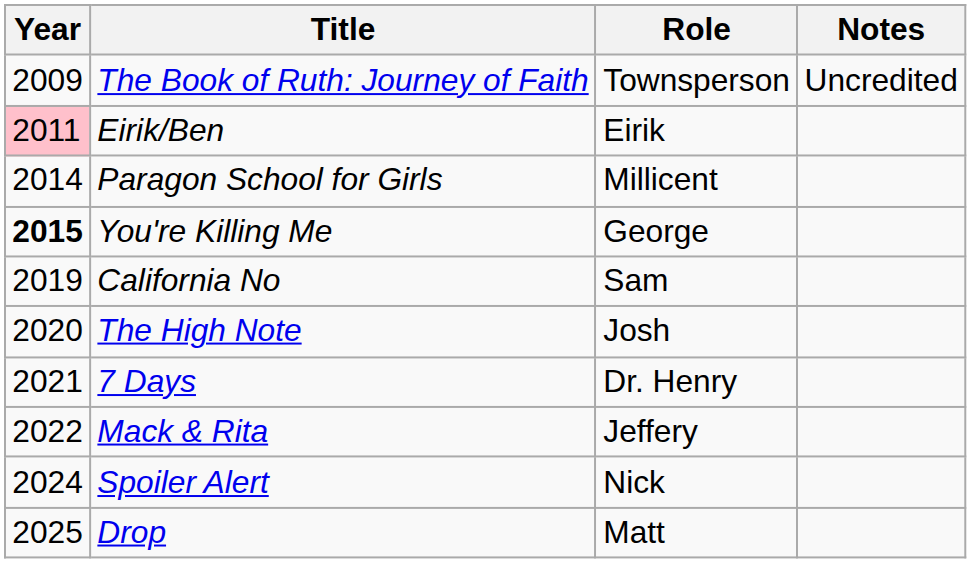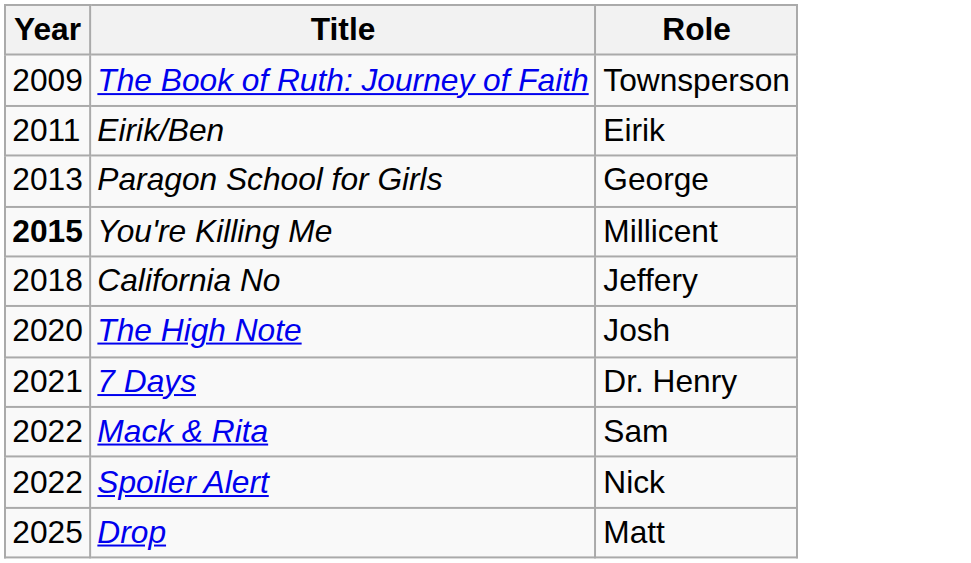- column: (881, 29)
(46, 130) pink background -> (46, 130) no background
(48, 180) 2014 -> (48, 180) 2013
(661, 180) Millicent -> (656, 180) George
(656, 230) George -> (661, 230) Millicent
(48, 280) 2019 -> (48, 280) 2018
(636, 280) Sam -> (651, 280) Jeffery
(651, 431) Jeffery -> (636, 431) Sam
(48, 481) 2024 -> (48, 481) 2022
